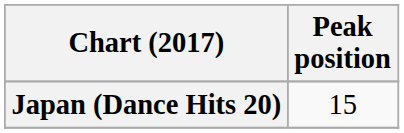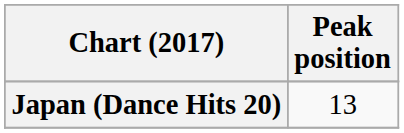(343, 104) 15 -> (343, 104) 13
